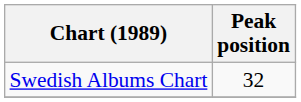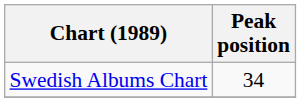(254, 79) 32 -> (254, 79) 34
